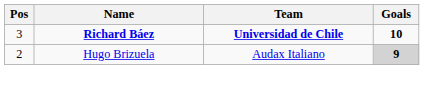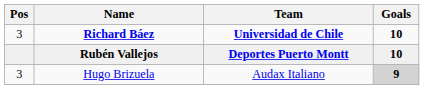+ row: (119, 54)
(19, 54) 2 -> (19, 74) 3
